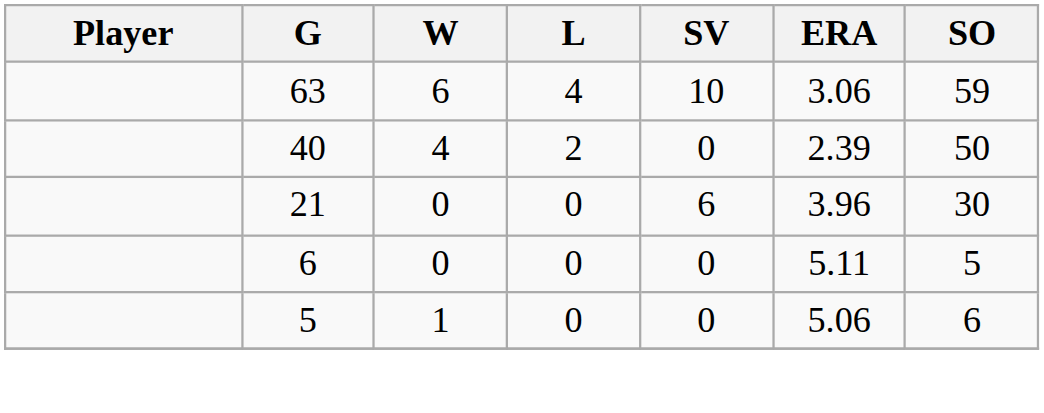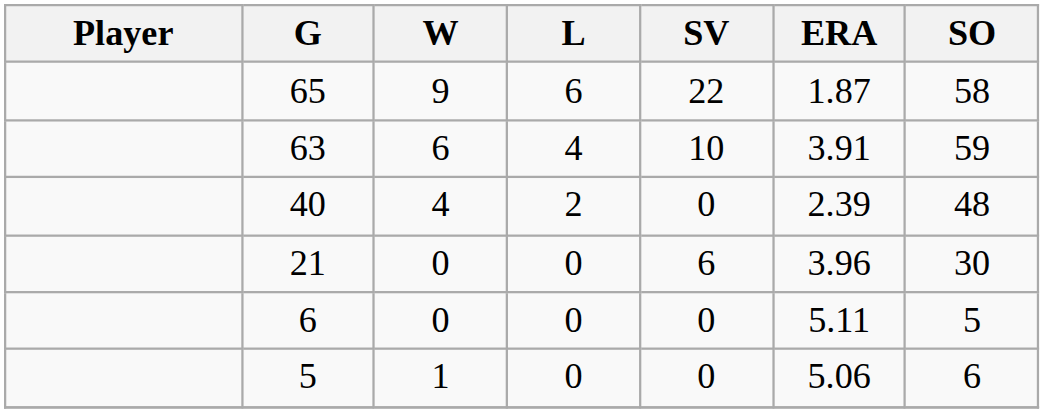+ row: (308, 90)
(839, 90) 3.06 -> (839, 147) 3.91
(972, 147) 50 -> (972, 205) 48
